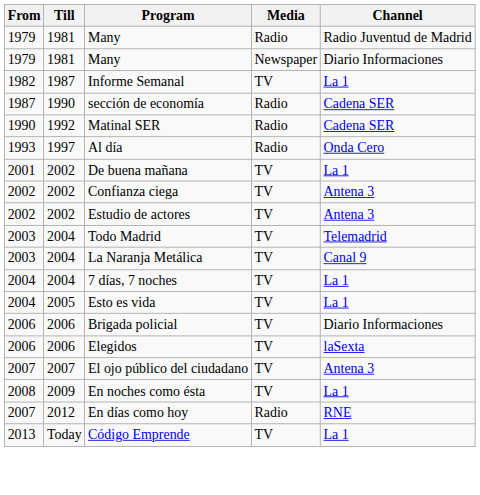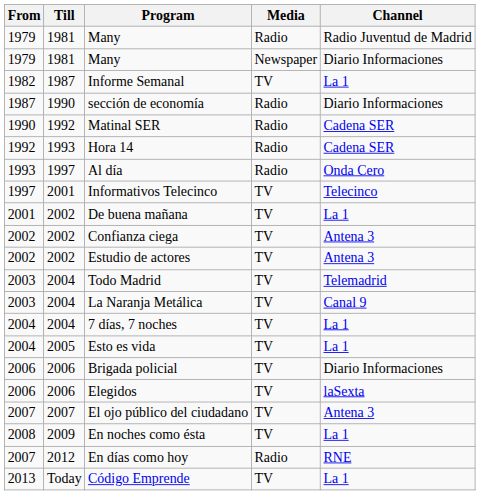(359, 103) Cadena SER -> (383, 103) Diario Informaciones
+ row: (111, 147)
+ row: (153, 192)
